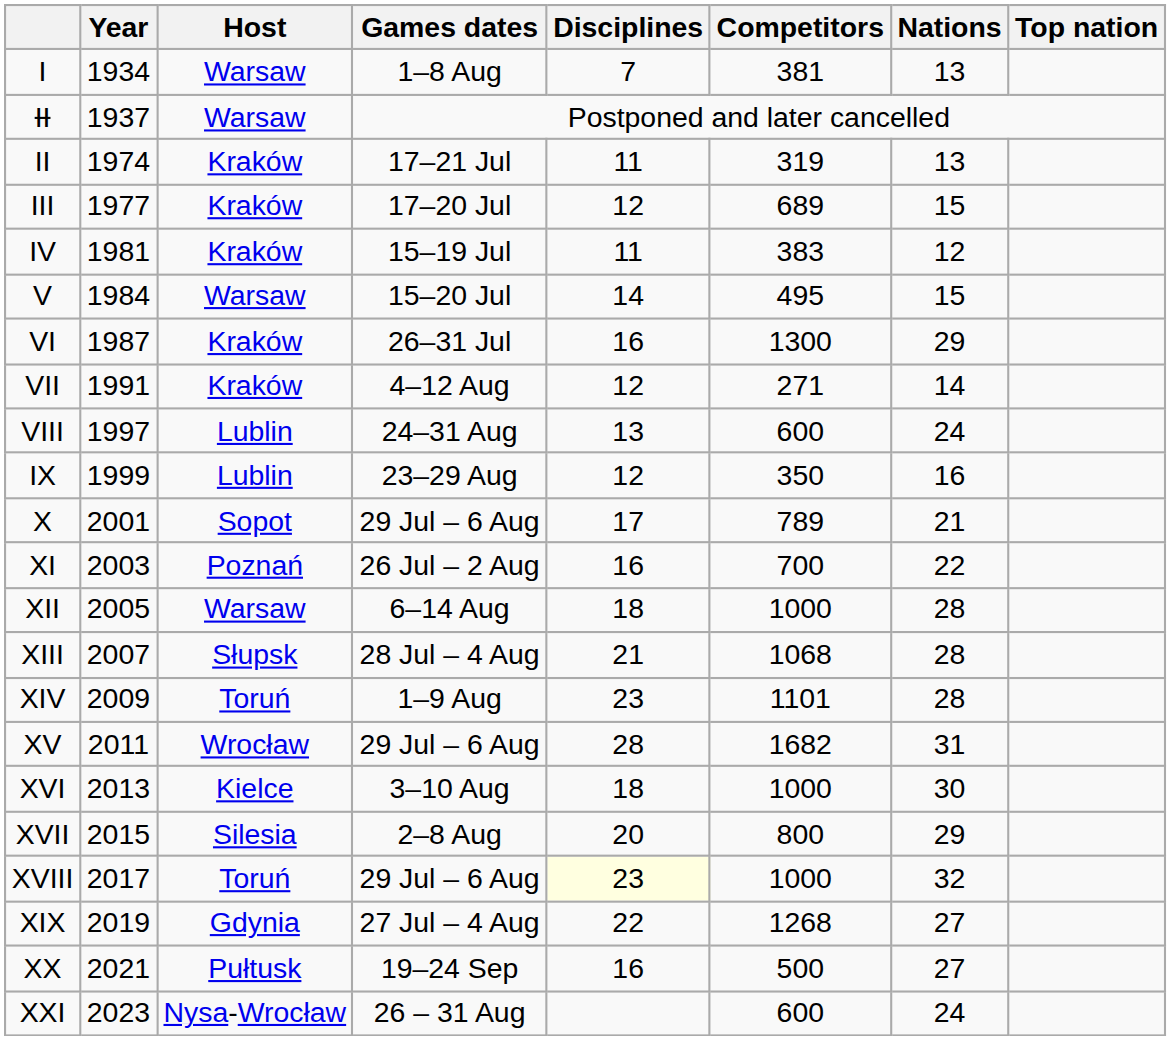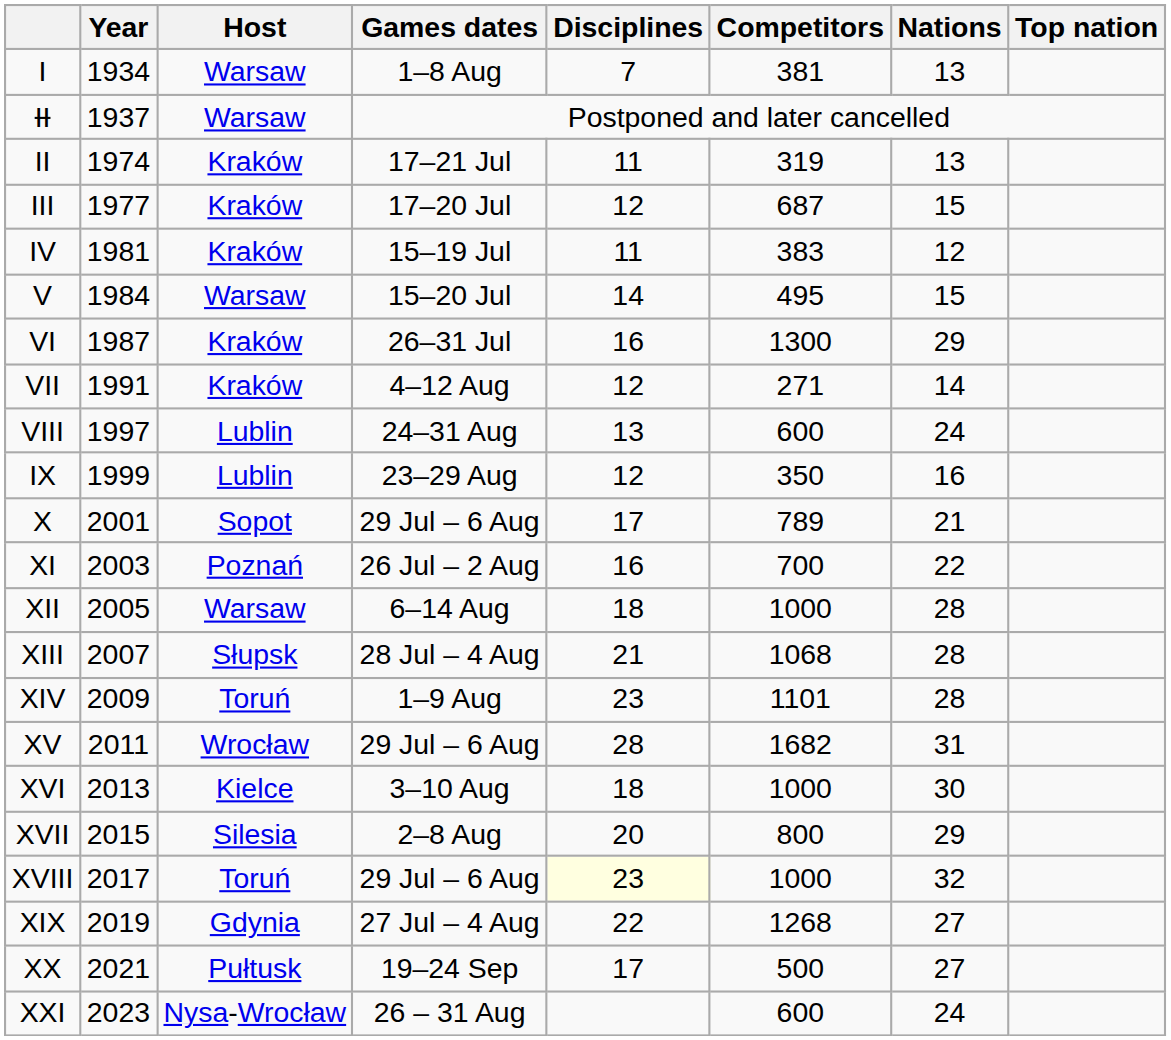(800, 206) 689 -> (800, 206) 687
(628, 968) 16 -> (628, 968) 17
